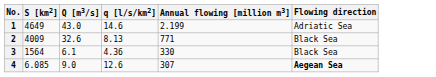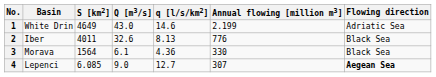+ column: (49, 12)
(34, 39) 4009 -> (87, 39) 4011
(167, 39) 771 -> (220, 39) 776
(113, 65) 12.6 -> (166, 65) 12.7
